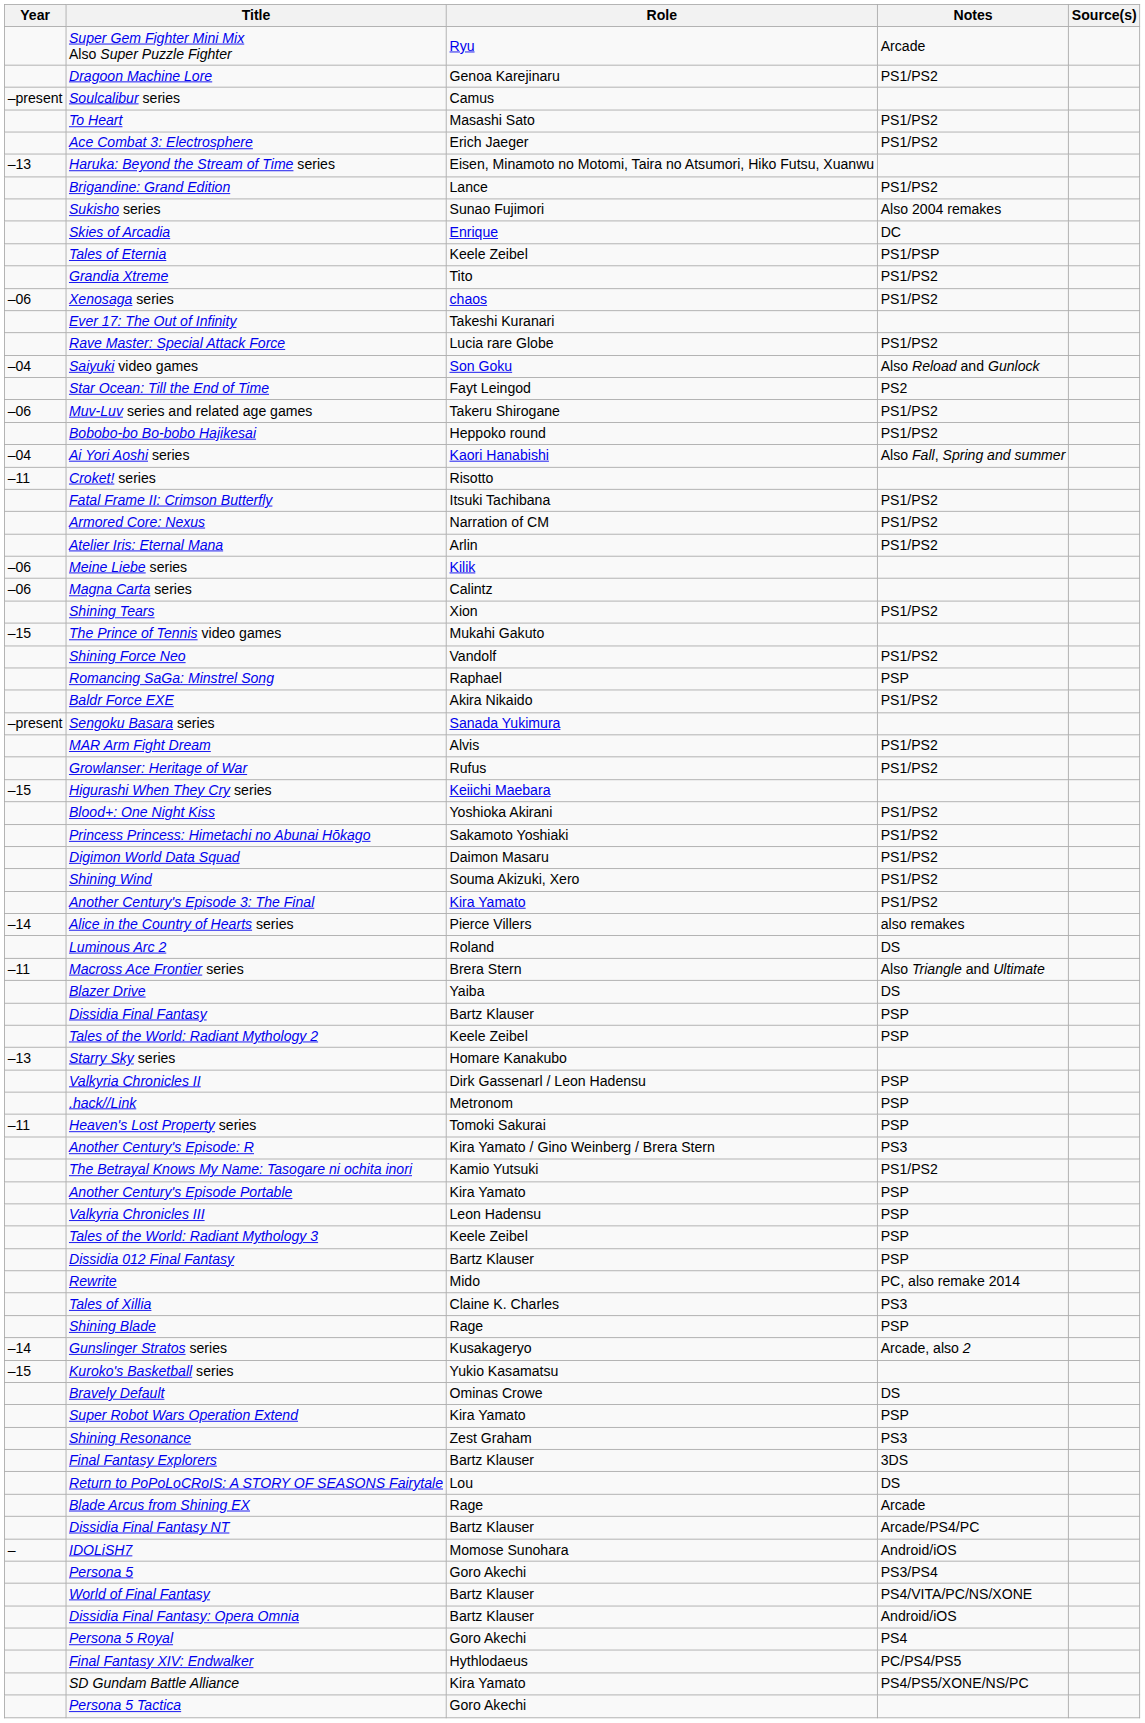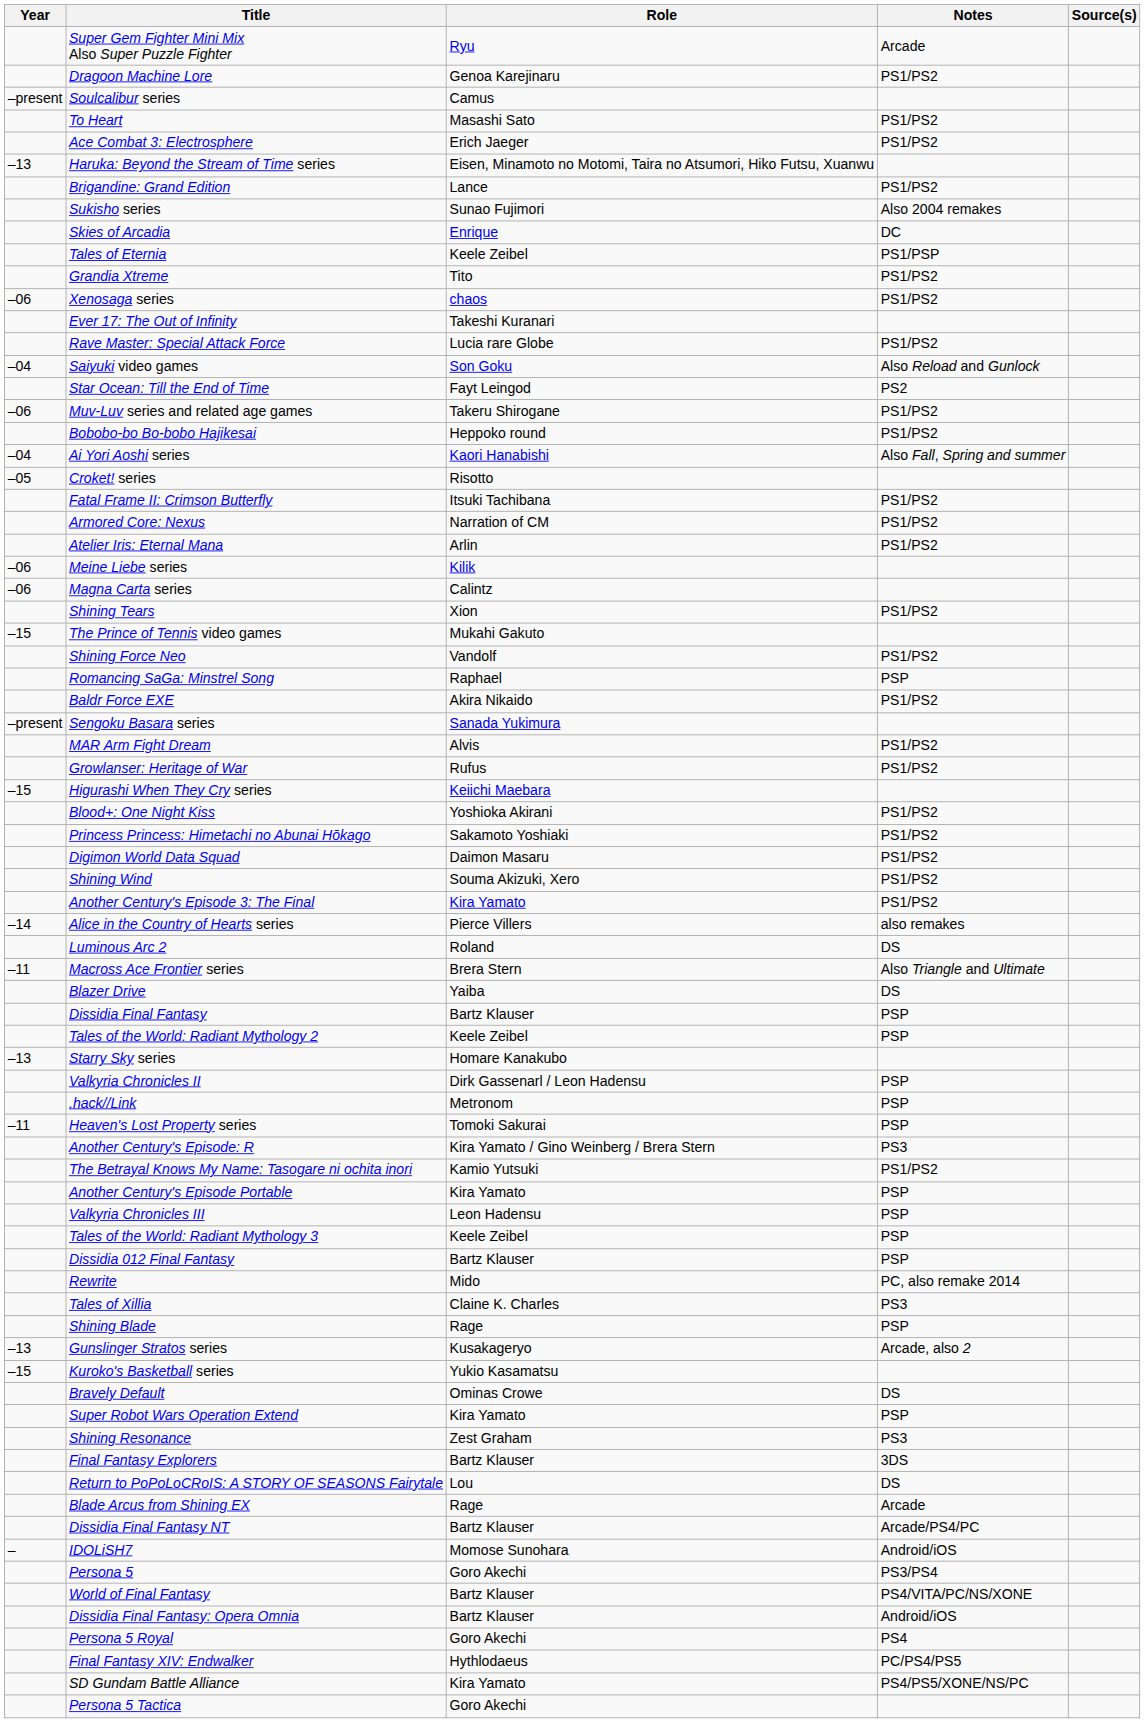(19, 478) –11 -> (19, 478) –05
(19, 1348) –14 -> (19, 1348) –13
